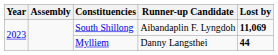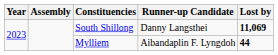(188, 27) Aibandaplin F. Lyngdoh -> (174, 27) Danny Langsthei
(174, 43) Danny Langsthei -> (188, 43) Aibandaplin F. Lyngdoh
